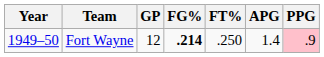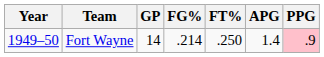(153, 40) 12 -> (153, 40) 14
(189, 40) bold -> (189, 40) normal
